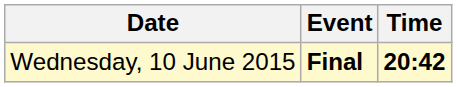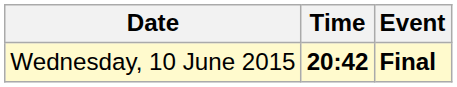columns swapped: (415, 23) <-> (340, 23)
